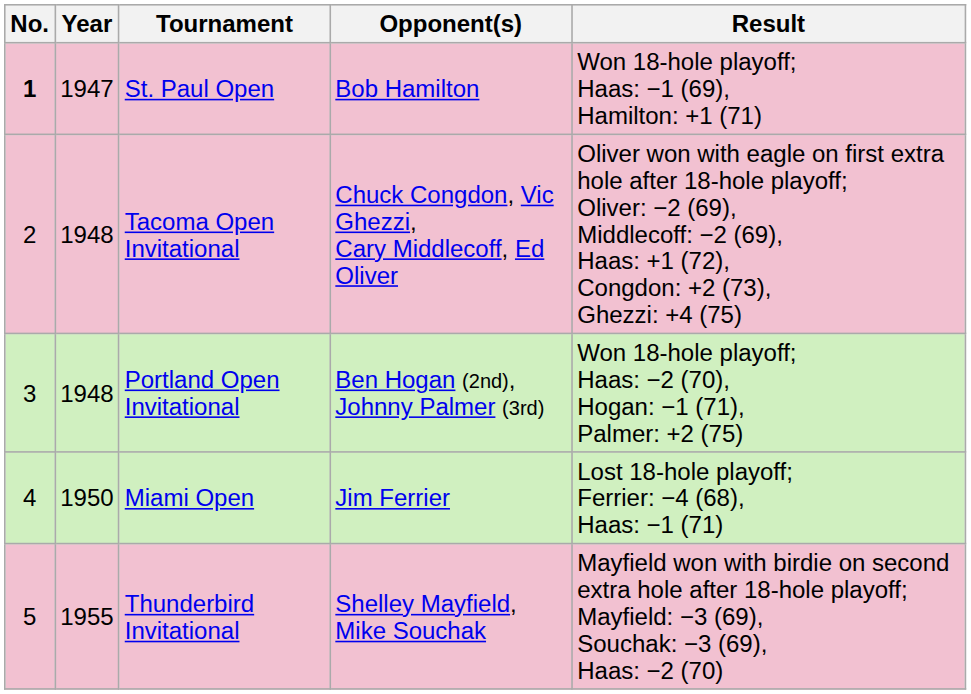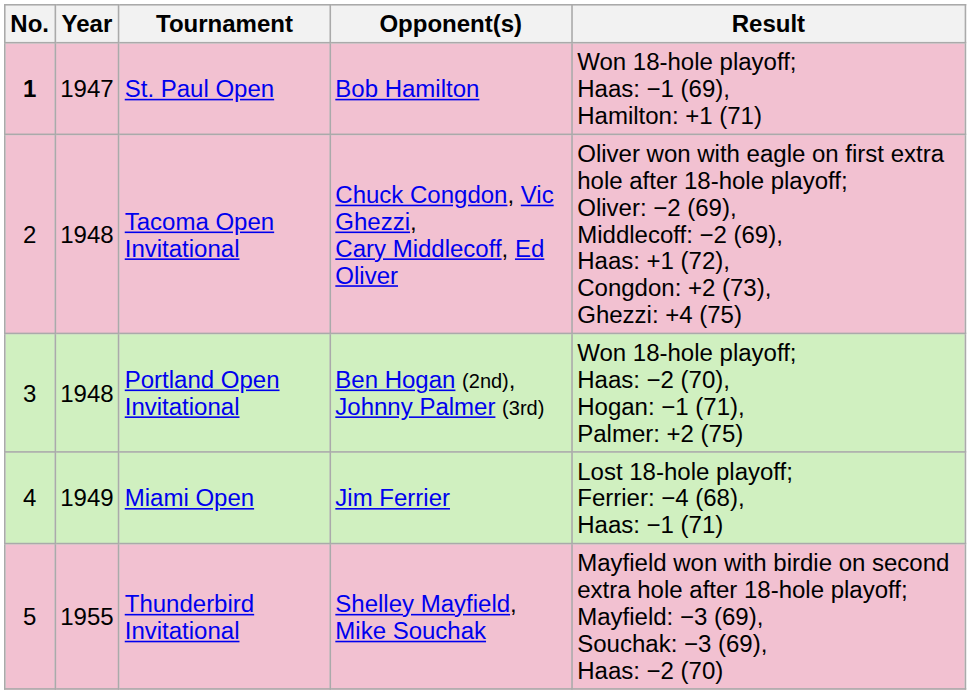(87, 498) 1950 -> (87, 498) 1949
